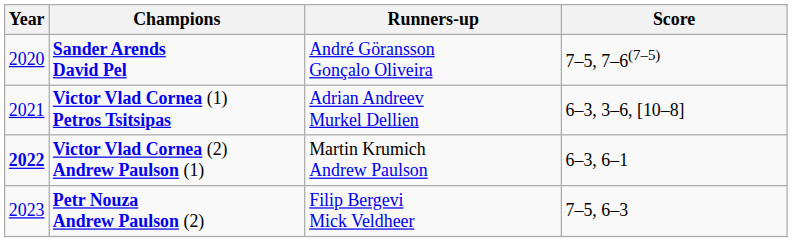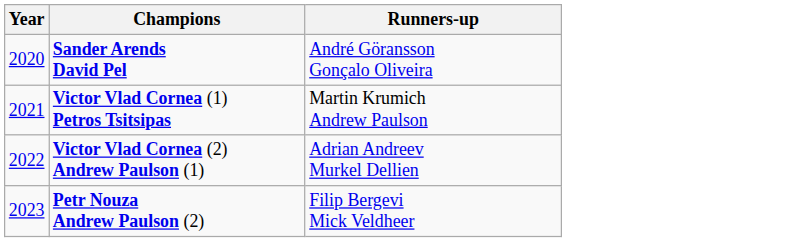- column: (674, 19)
(366, 110) Adrian Andreev Murkel Dellien -> (368, 110) Martin Krumich Andrew Paulson
(27, 160) bold -> (27, 160) normal
(368, 160) Martin Krumich Andrew Paulson -> (366, 160) Adrian Andreev Murkel Dellien
